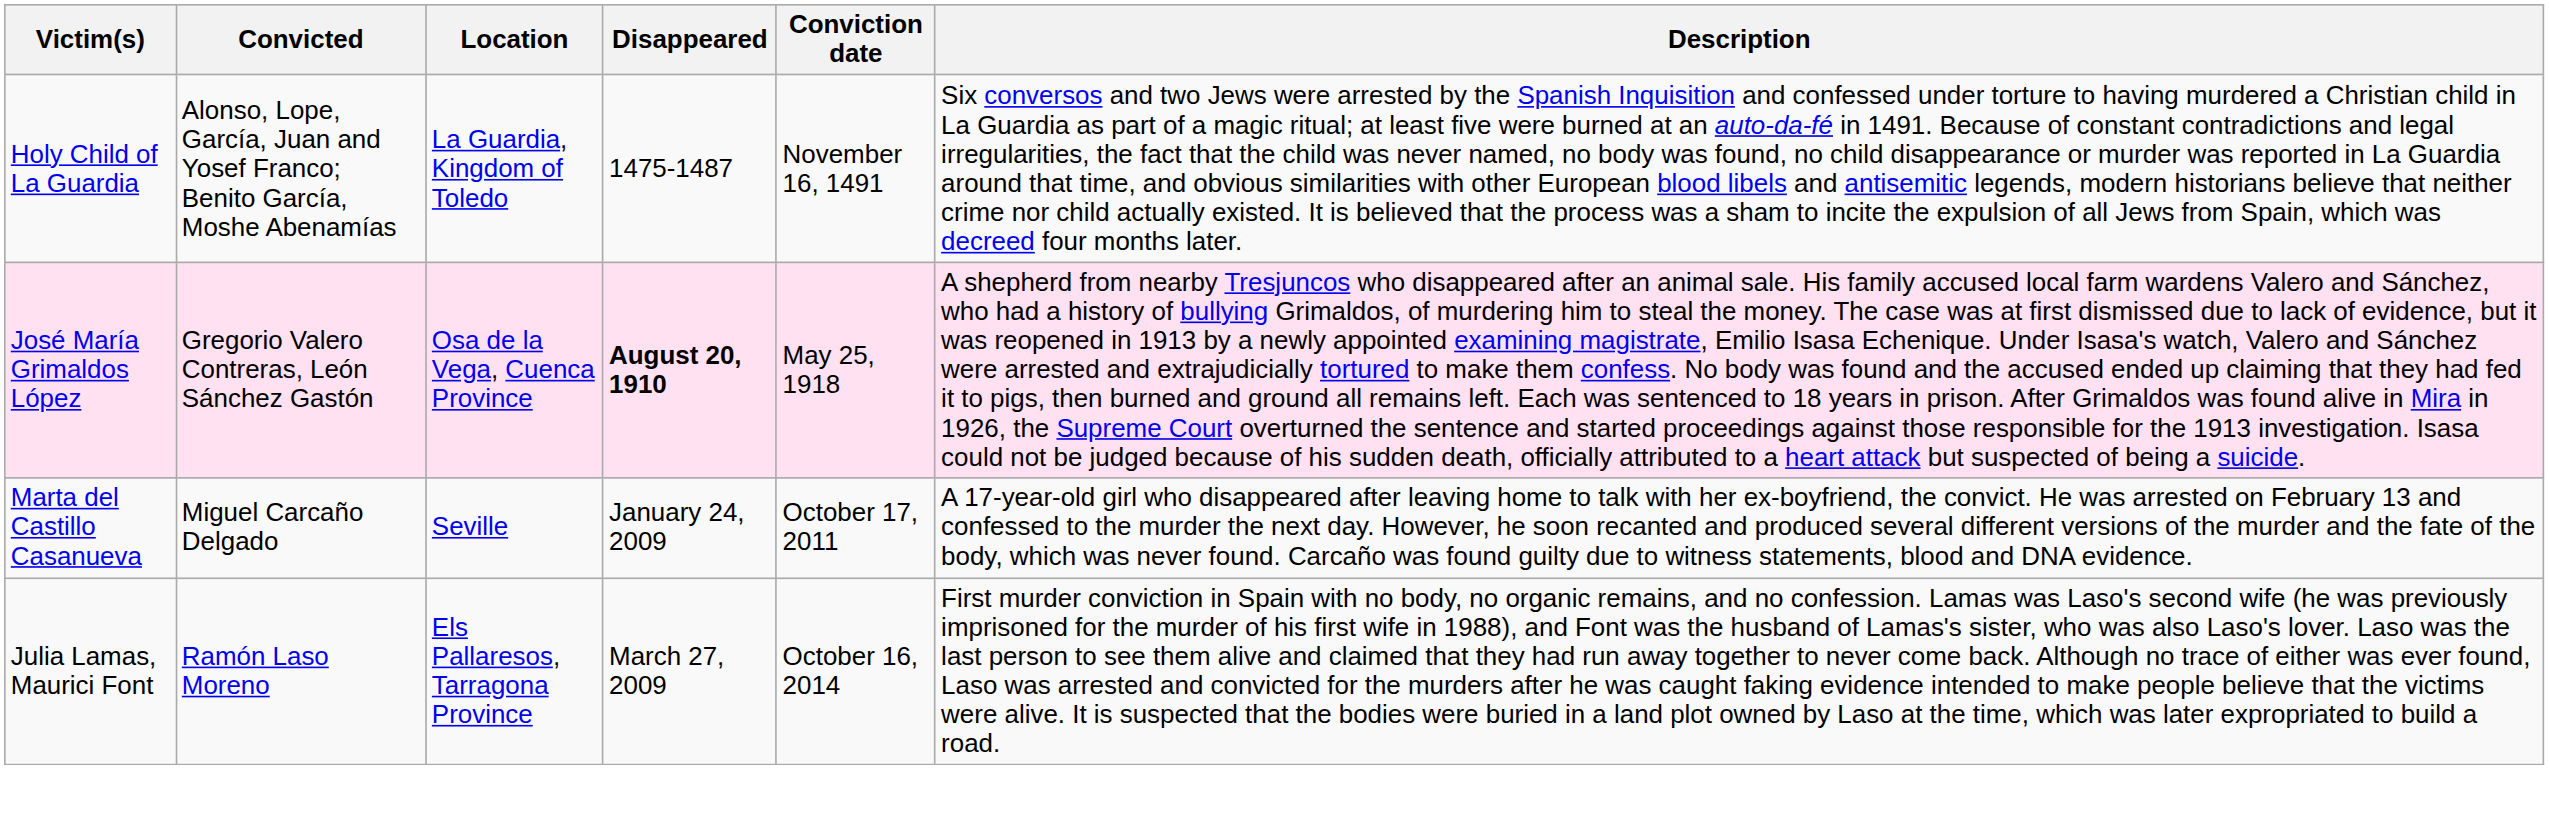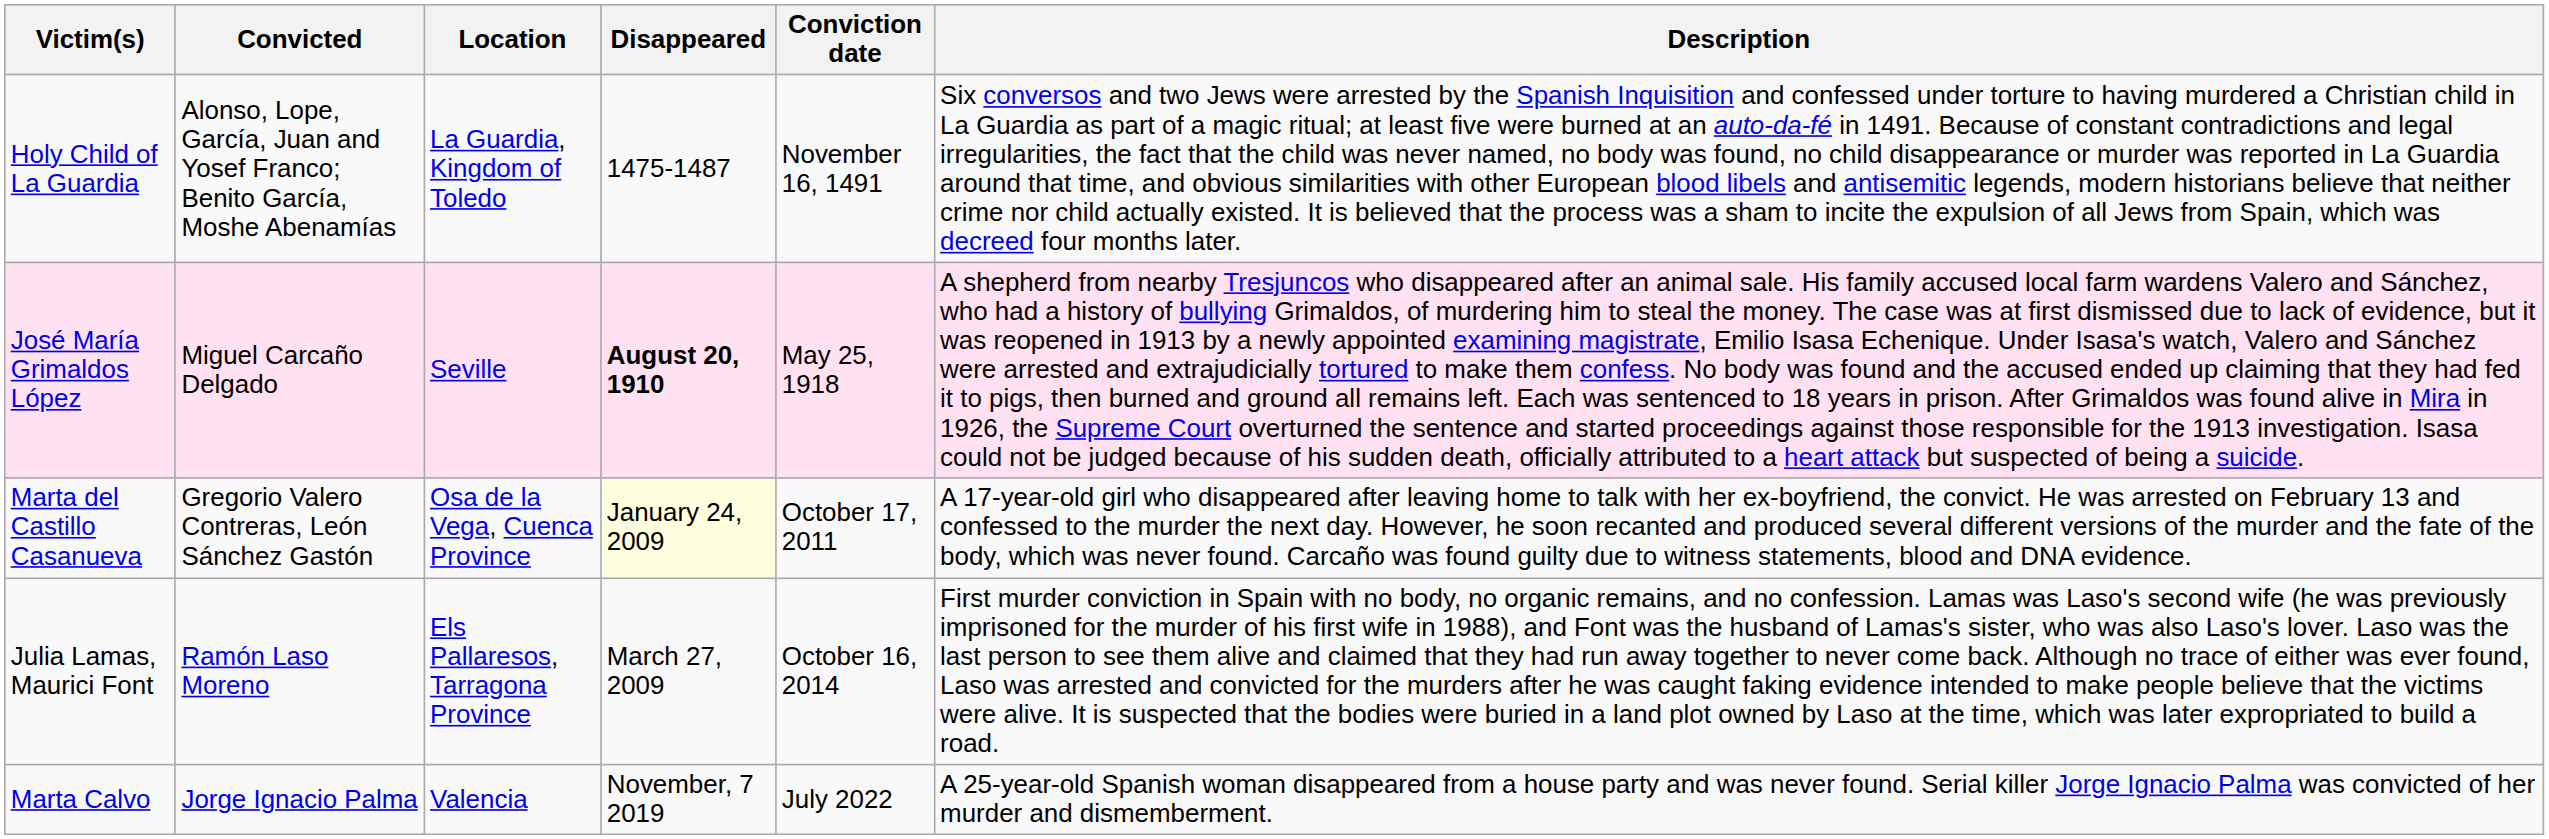(278, 369) Gregorio Valero Contreras, León Sánchez Gastón -> (272, 369) Miguel Carcaño Delgado
(513, 369) Osa de la Vega, Cuenca Province -> (468, 369) Seville
(273, 527) Miguel Carcaño Delgado -> (277, 527) Gregorio Valero Contreras, León Sánchez Gastón
(470, 527) Seville -> (511, 527) Osa de la Vega, Cuenca Province
(677, 527) no background -> (674, 527) lightyellow background
+ row: (81, 799)
